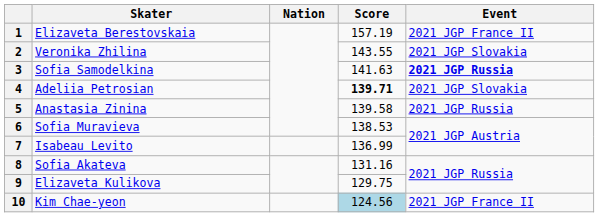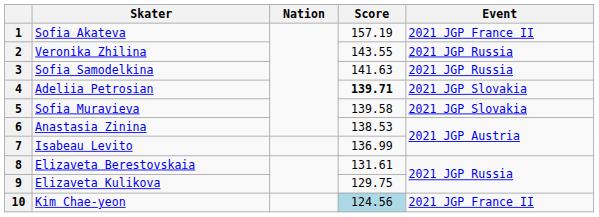(115, 33) Elizaveta Berestovskaia -> (80, 33) Sofia Akateva
(468, 52) 2021 JGP Slovakia -> (461, 52) 2021 JGP Russia
(461, 70) bold -> (461, 70) normal
(91, 108) Anastasia Zinina -> (87, 108) Sofia Muravieva
(461, 108) 2021 JGP Russia -> (468, 108) 2021 JGP Slovakia
(87, 127) Sofia Muravieva -> (91, 127) Anastasia Zinina
(80, 165) Sofia Akateva -> (115, 165) Elizaveta Berestovskaia
(372, 165) 131.16 -> (372, 165) 131.61
